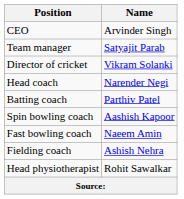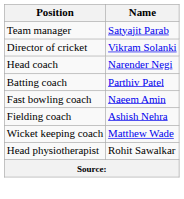- row: (18, 30)
- row: (50, 116)
+ row: (55, 133)
